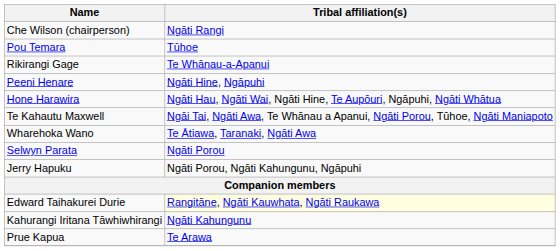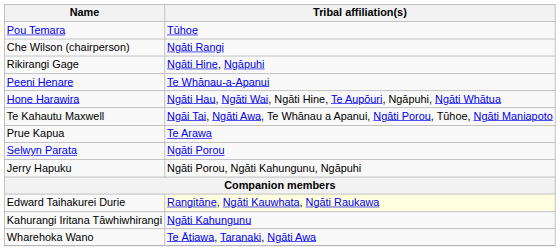rows swapped: (68, 30) <-> (36, 47)
(218, 64) Te Whānau-a-Apanui -> (216, 64) Ngāti Hine, Ngāpuhi
(216, 82) Ngāti Hine, Ngāpuhi -> (218, 82) Te Whānau-a-Apanui
rows swapped: (50, 133) <-> (36, 237)
